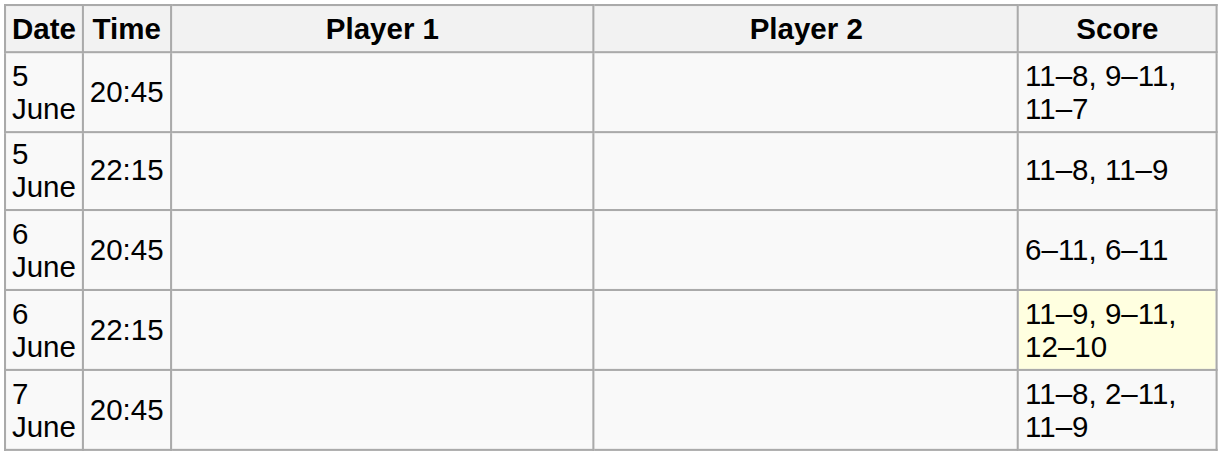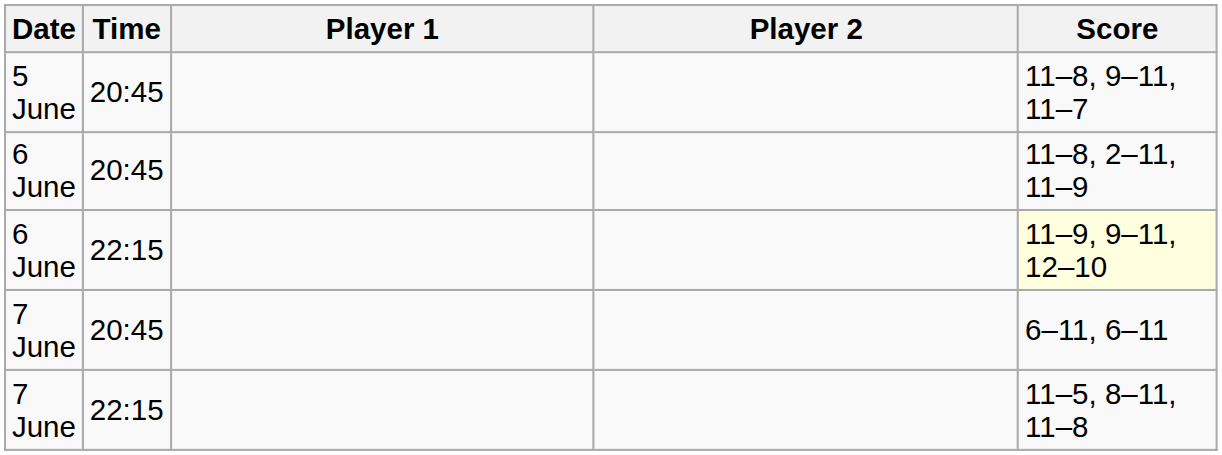- row: (44, 171)
(1097, 251) 6–11, 6–11 -> (1101, 171) 11–8, 2–11, 11–9
(1101, 410) 11–8, 2–11, 11–9 -> (1097, 330) 6–11, 6–11
+ row: (44, 410)
